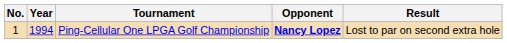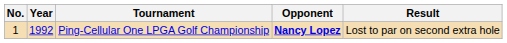(41, 30) 1994 -> (41, 30) 1992
